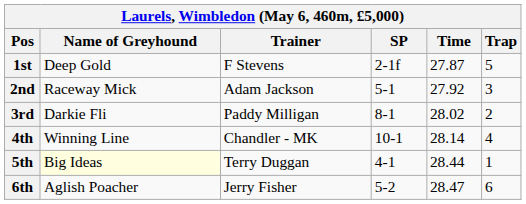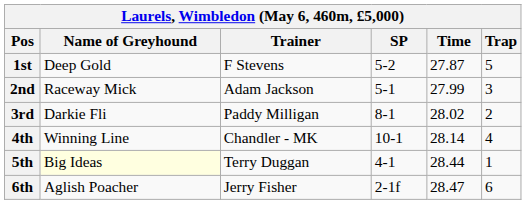(388, 65) 2-1f -> (385, 65) 5-2
(447, 89) 27.92 -> (447, 89) 27.99
(385, 187) 5-2 -> (388, 187) 2-1f
